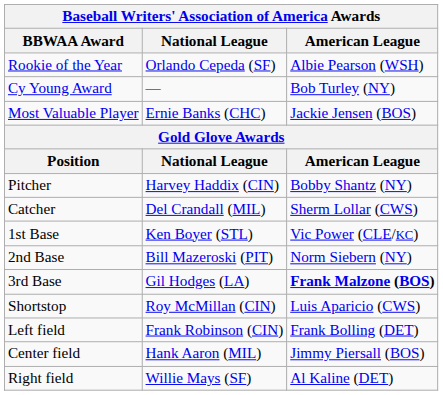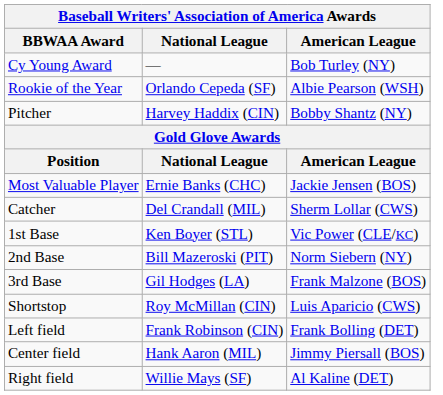rows swapped: (65, 64) <-> (60, 88)
rows swapped: (73, 112) <-> (30, 185)
(362, 281) bold -> (358, 281) normal
